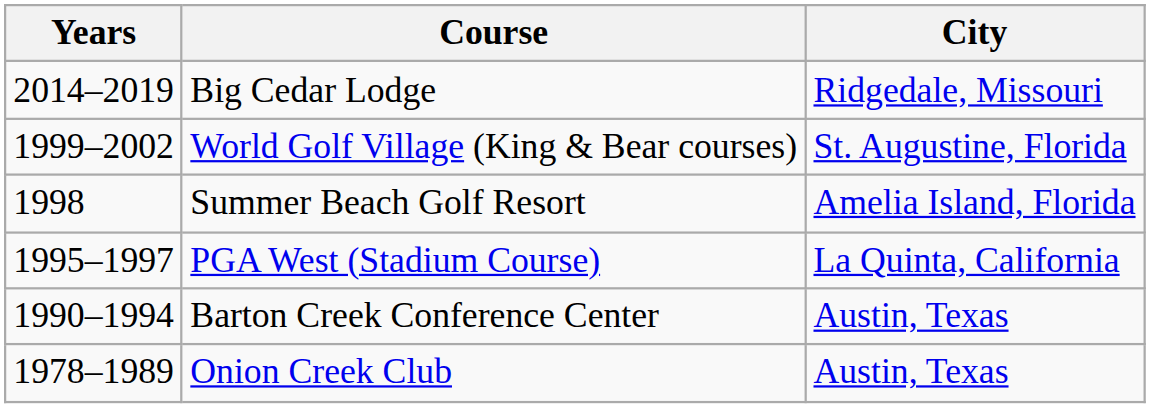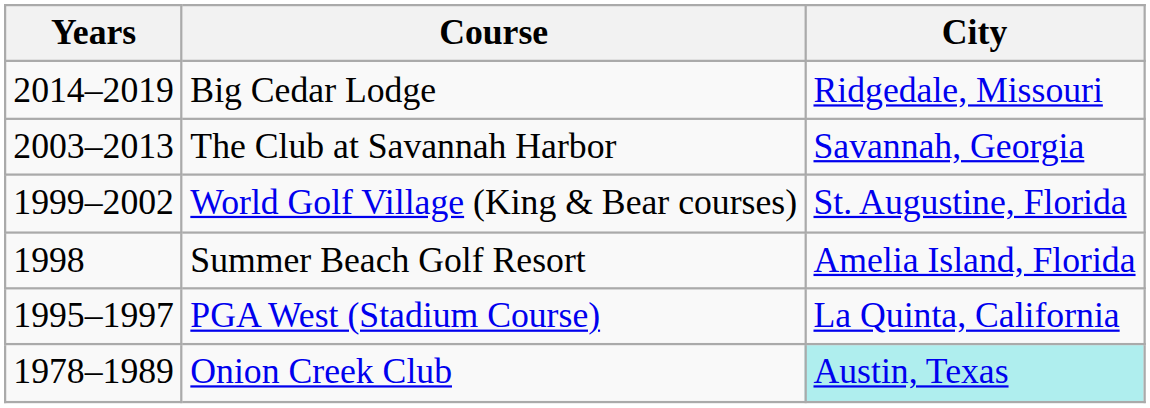+ row: (403, 145)
- row: (425, 315)
(911, 372) no background -> (911, 372) paleturquoise background
